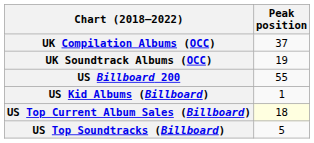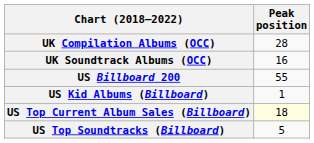(282, 43) 37 -> (282, 43) 28
(282, 60) 19 -> (282, 60) 16
